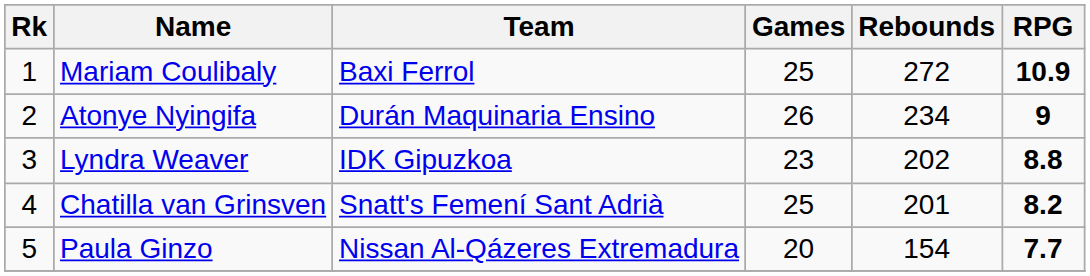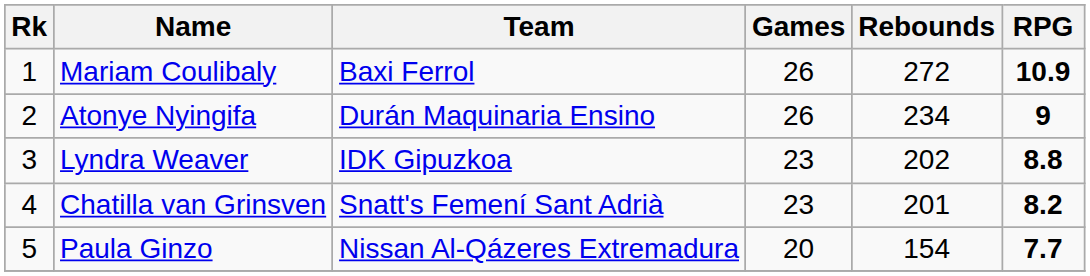(799, 71) 25 -> (799, 71) 26
(799, 204) 25 -> (799, 204) 23
